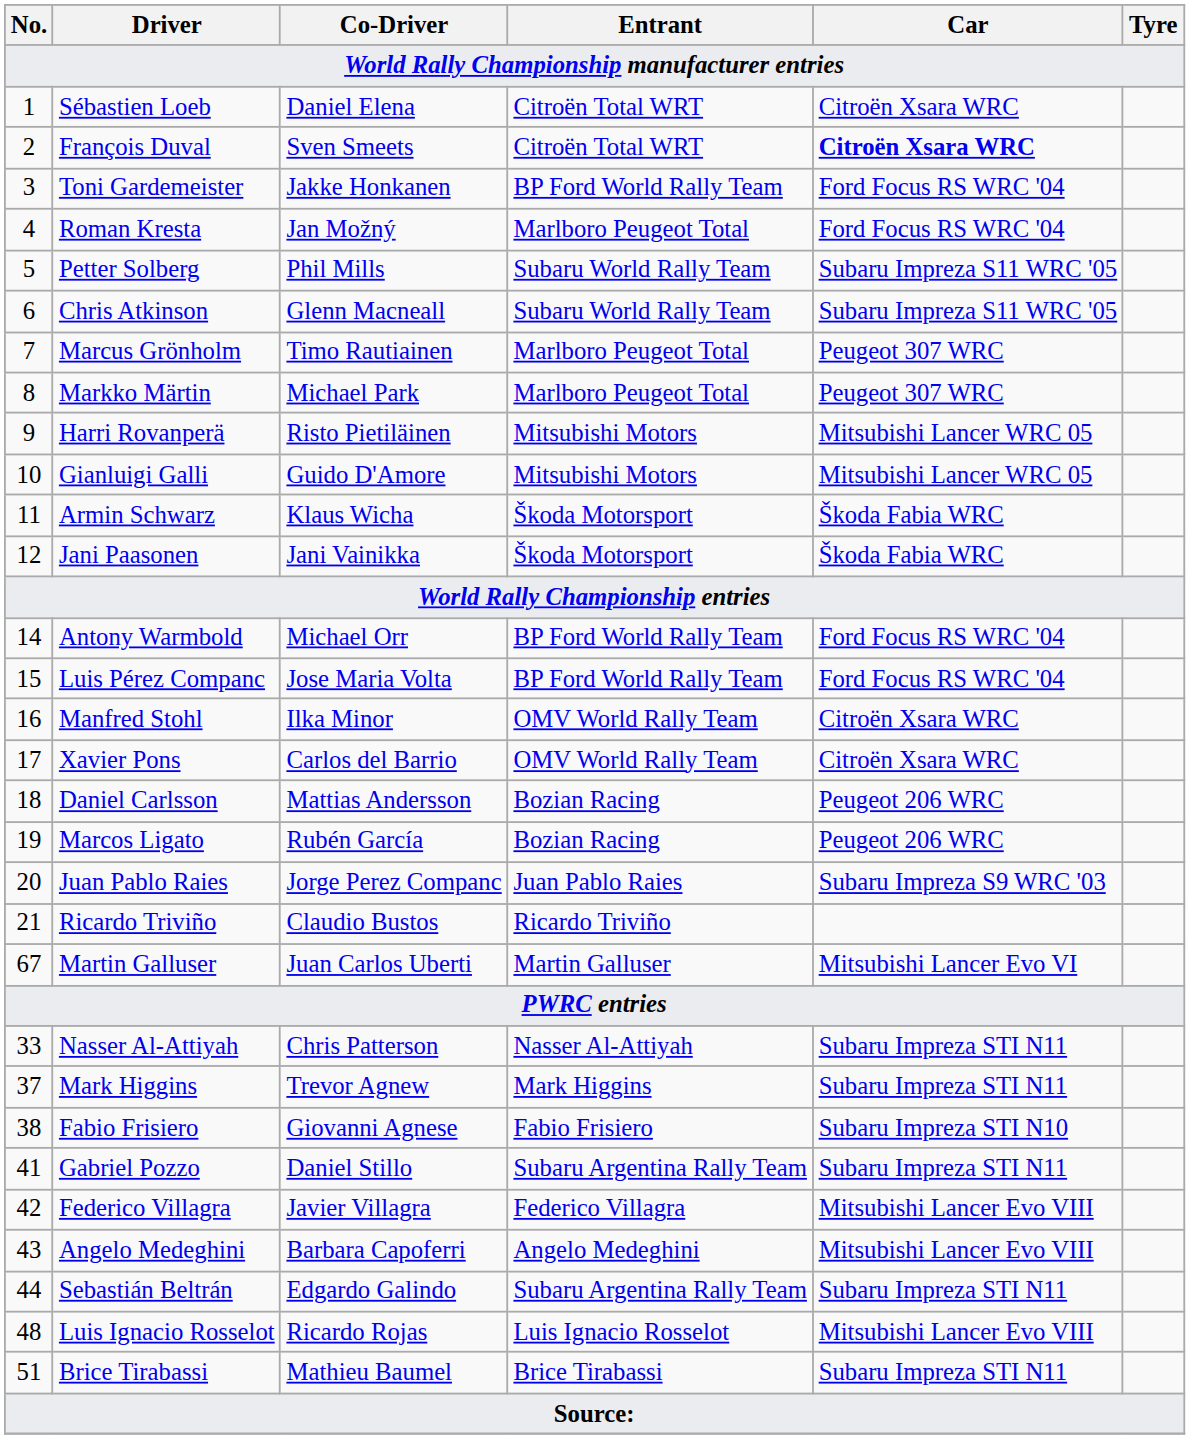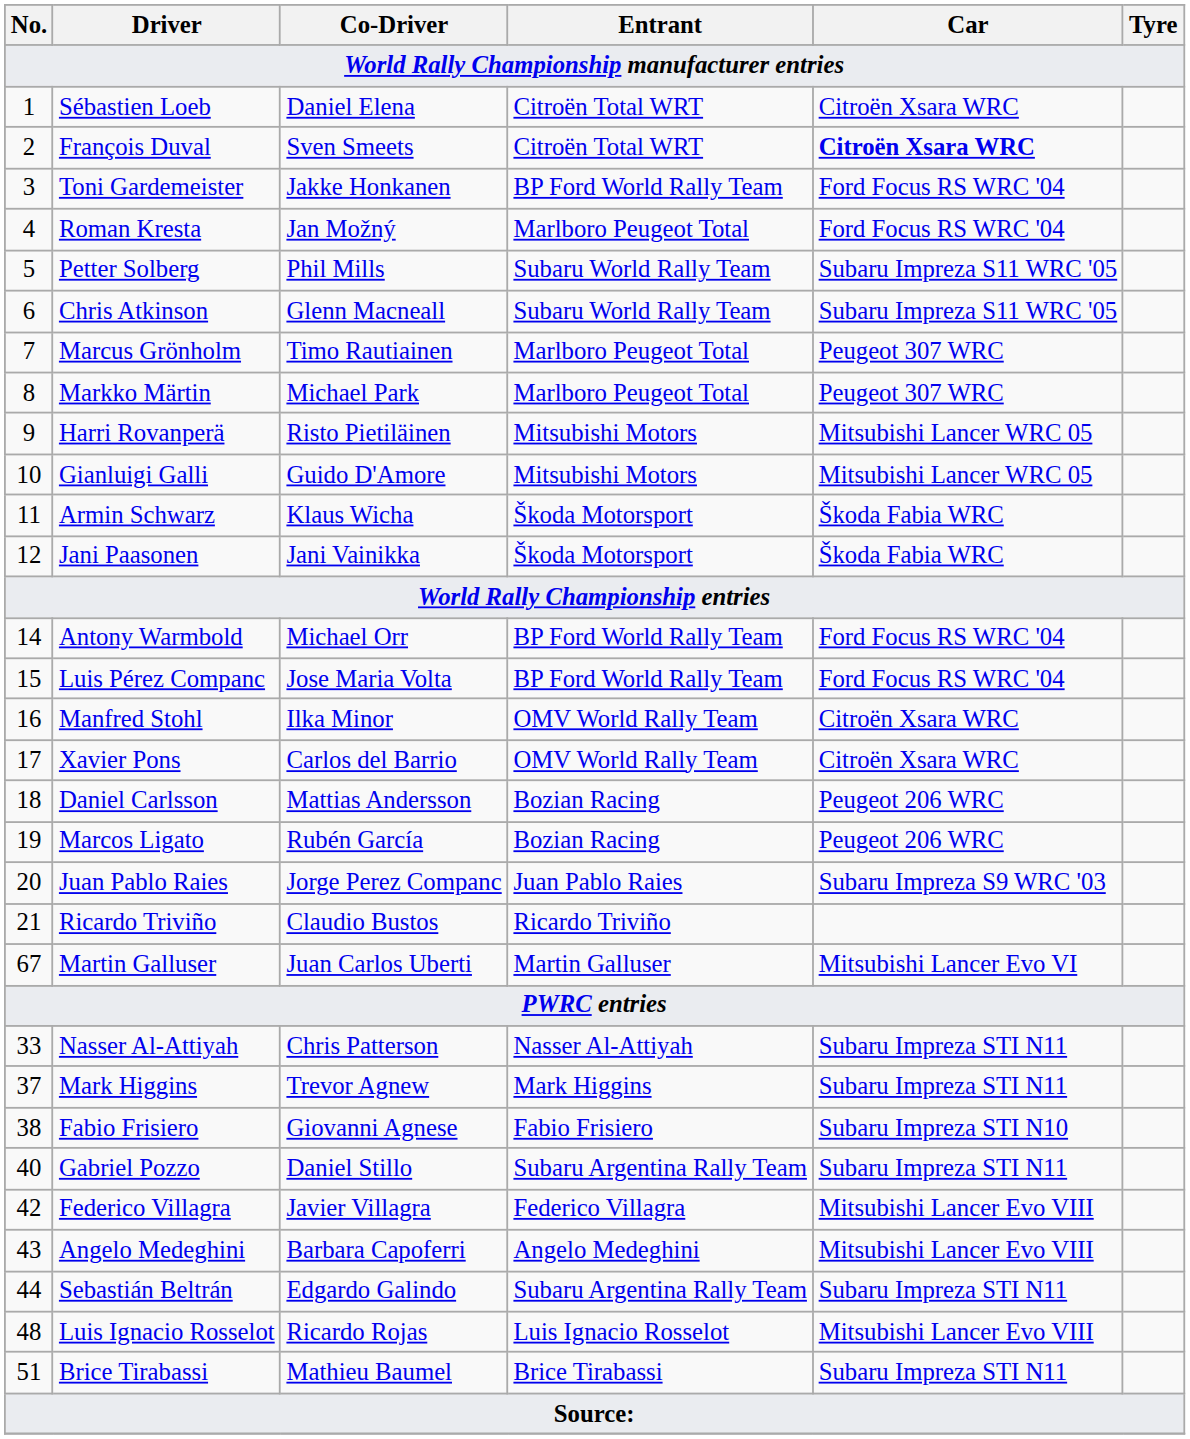(29, 1167) 41 -> (29, 1167) 40
